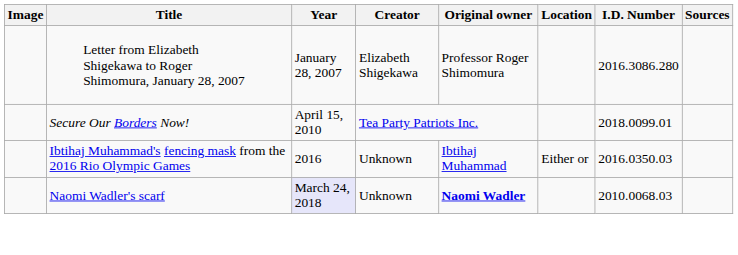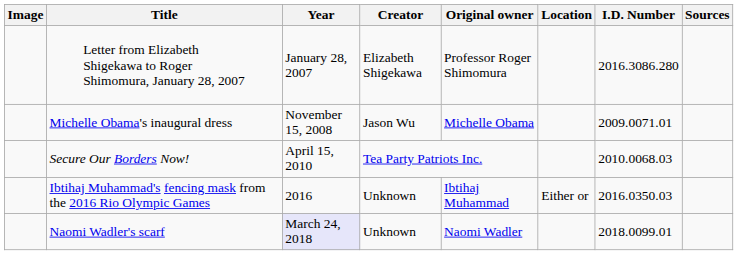+ row: (141, 122)
(635, 122) 2018.0099.01 -> (635, 158) 2010.0068.03
(483, 195) bold -> (483, 231) normal
(635, 195) 2010.0068.03 -> (635, 231) 2018.0099.01
